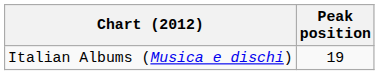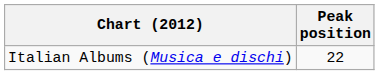(335, 58) 19 -> (335, 58) 22
